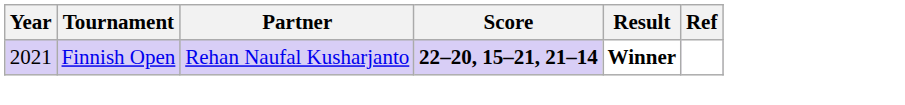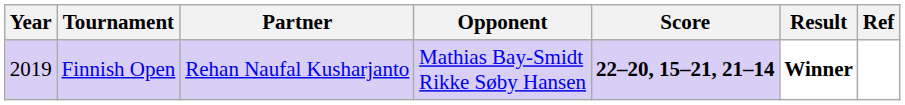+ column: (503, 22)
(31, 56) 2021 -> (31, 69) 2019
